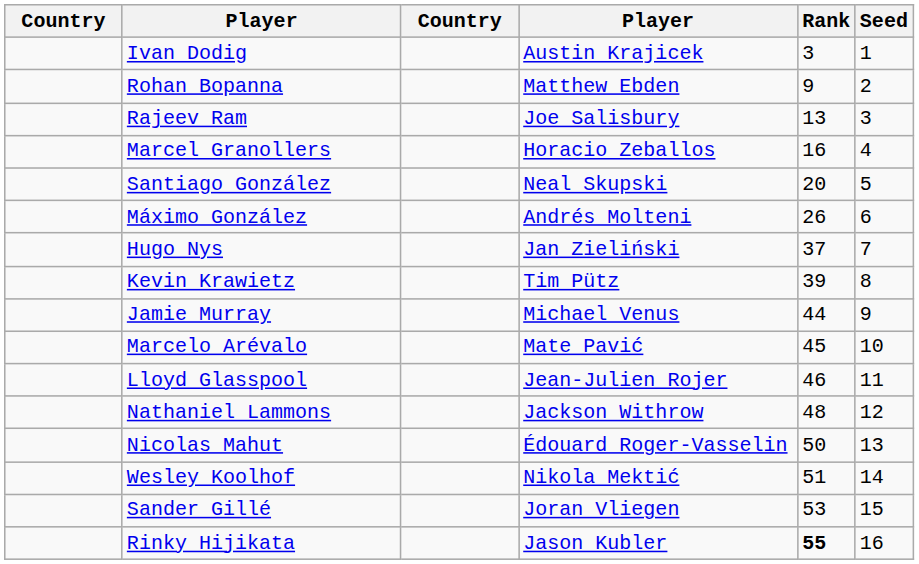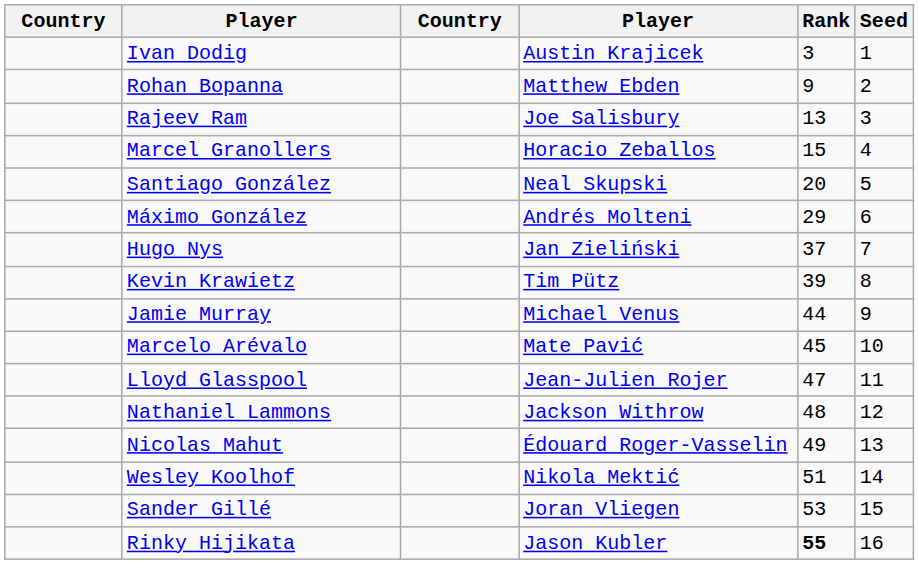(814, 152) 16 -> (814, 152) 15
(814, 217) 26 -> (814, 217) 29
(814, 380) 46 -> (814, 380) 47
(814, 445) 50 -> (814, 445) 49
